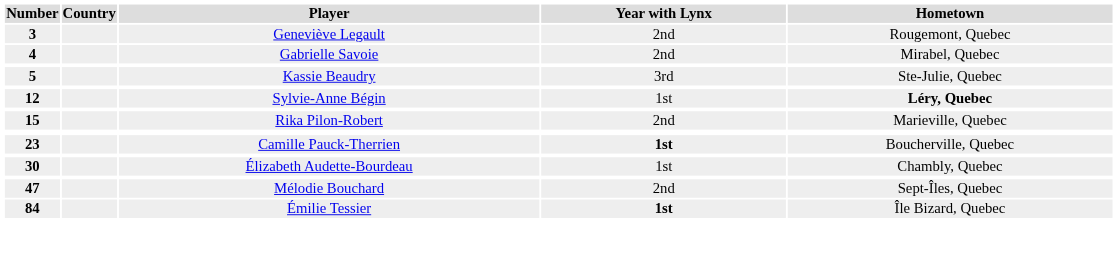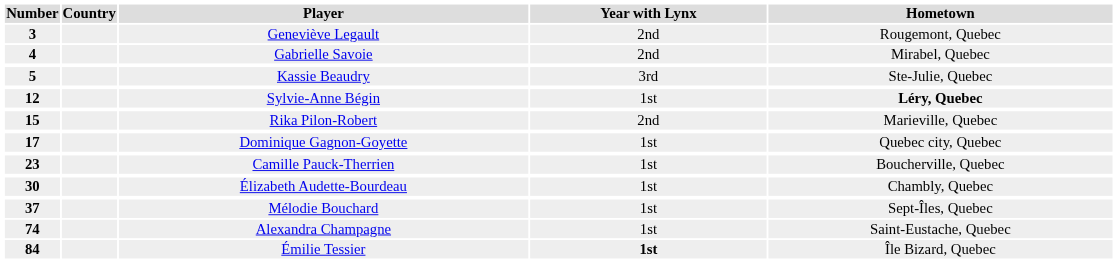+ row: (323, 142)
(664, 144) bold -> (648, 164) normal
(32, 188) 47 -> (32, 208) 37
(664, 188) 2nd -> (648, 208) 1st
+ row: (323, 229)
